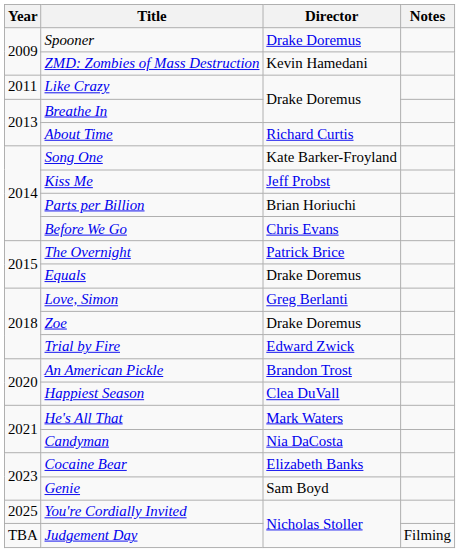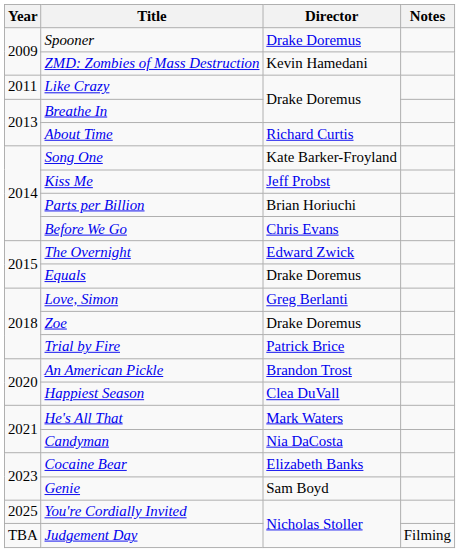(305, 252) Patrick Brice -> (310, 252) Edward Zwick
(310, 346) Edward Zwick -> (305, 346) Patrick Brice
